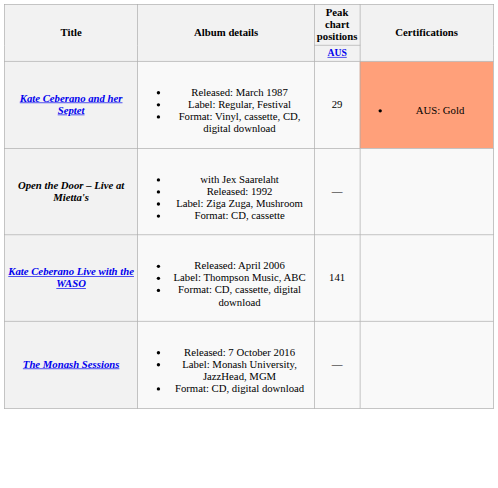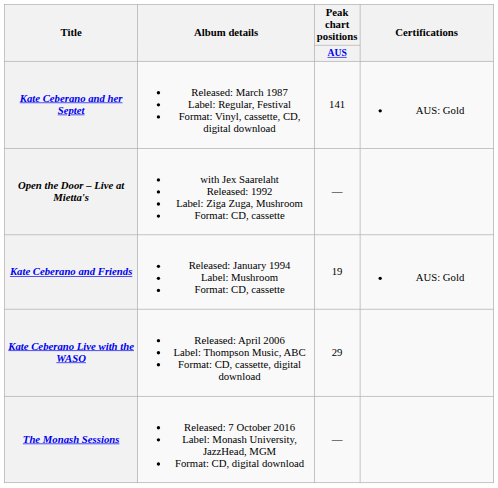(337, 104) 29 -> (337, 104) 141
(427, 111) lightsalmon background -> (427, 111) no background
+ row: (71, 272)
(337, 278) 141 -> (337, 352) 29
